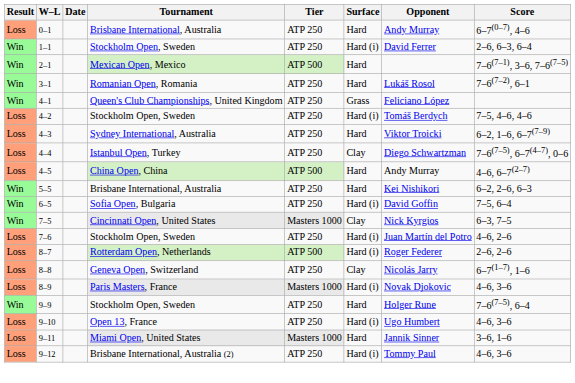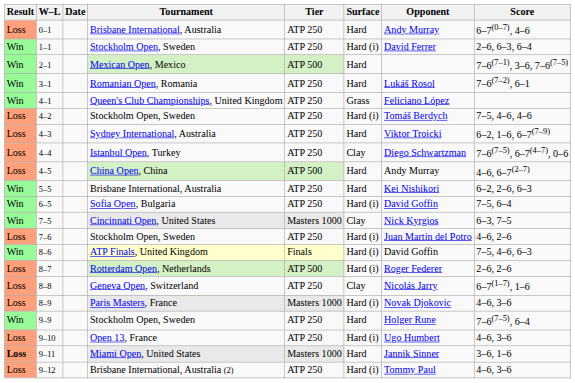+ row: (45, 253)
(16, 338) normal -> (16, 354) bold
